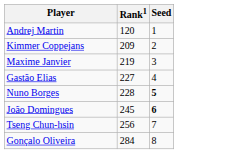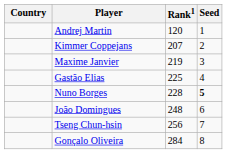+ column: (28, 13)
(127, 46) 209 -> (175, 46) 207
(127, 77) 227 -> (175, 77) 225
(127, 109) 245 -> (175, 109) 248
(154, 109) bold -> (202, 109) normal
